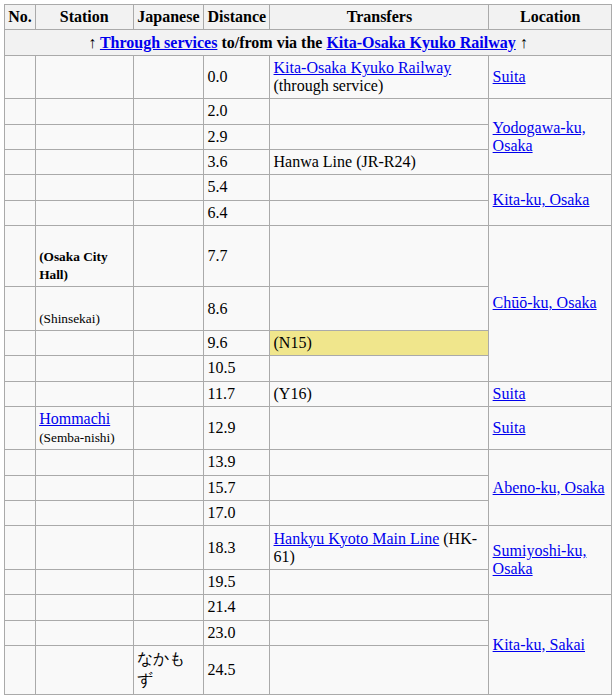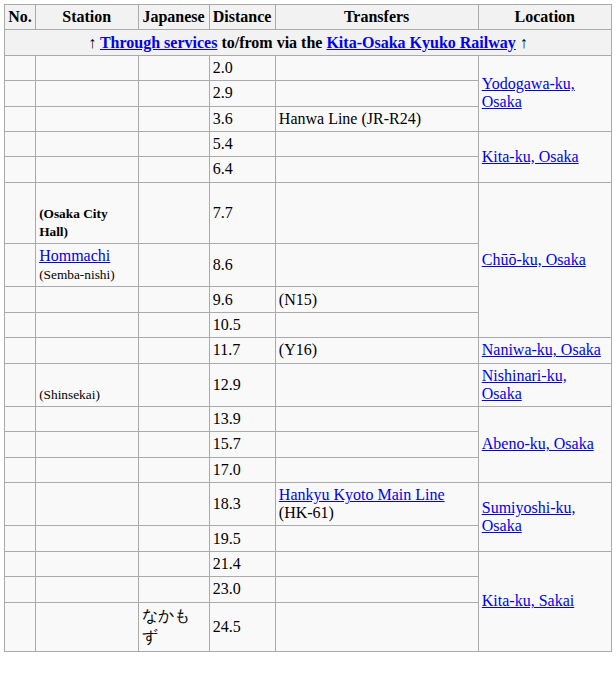- row: (218, 76)
(69, 318) (Shinsekai) -> (77, 265) Hommachi (Semba-nishi)
(293, 342) khaki background -> (298, 299) no background
(509, 393) Suita -> (541, 350) Naniwa-ku, Osaka
(77, 428) Hommachi (Semba-nishi) -> (69, 394) (Shinsekai)
(509, 428) Suita -> (524, 384) Nishinari-ku, Osaka
